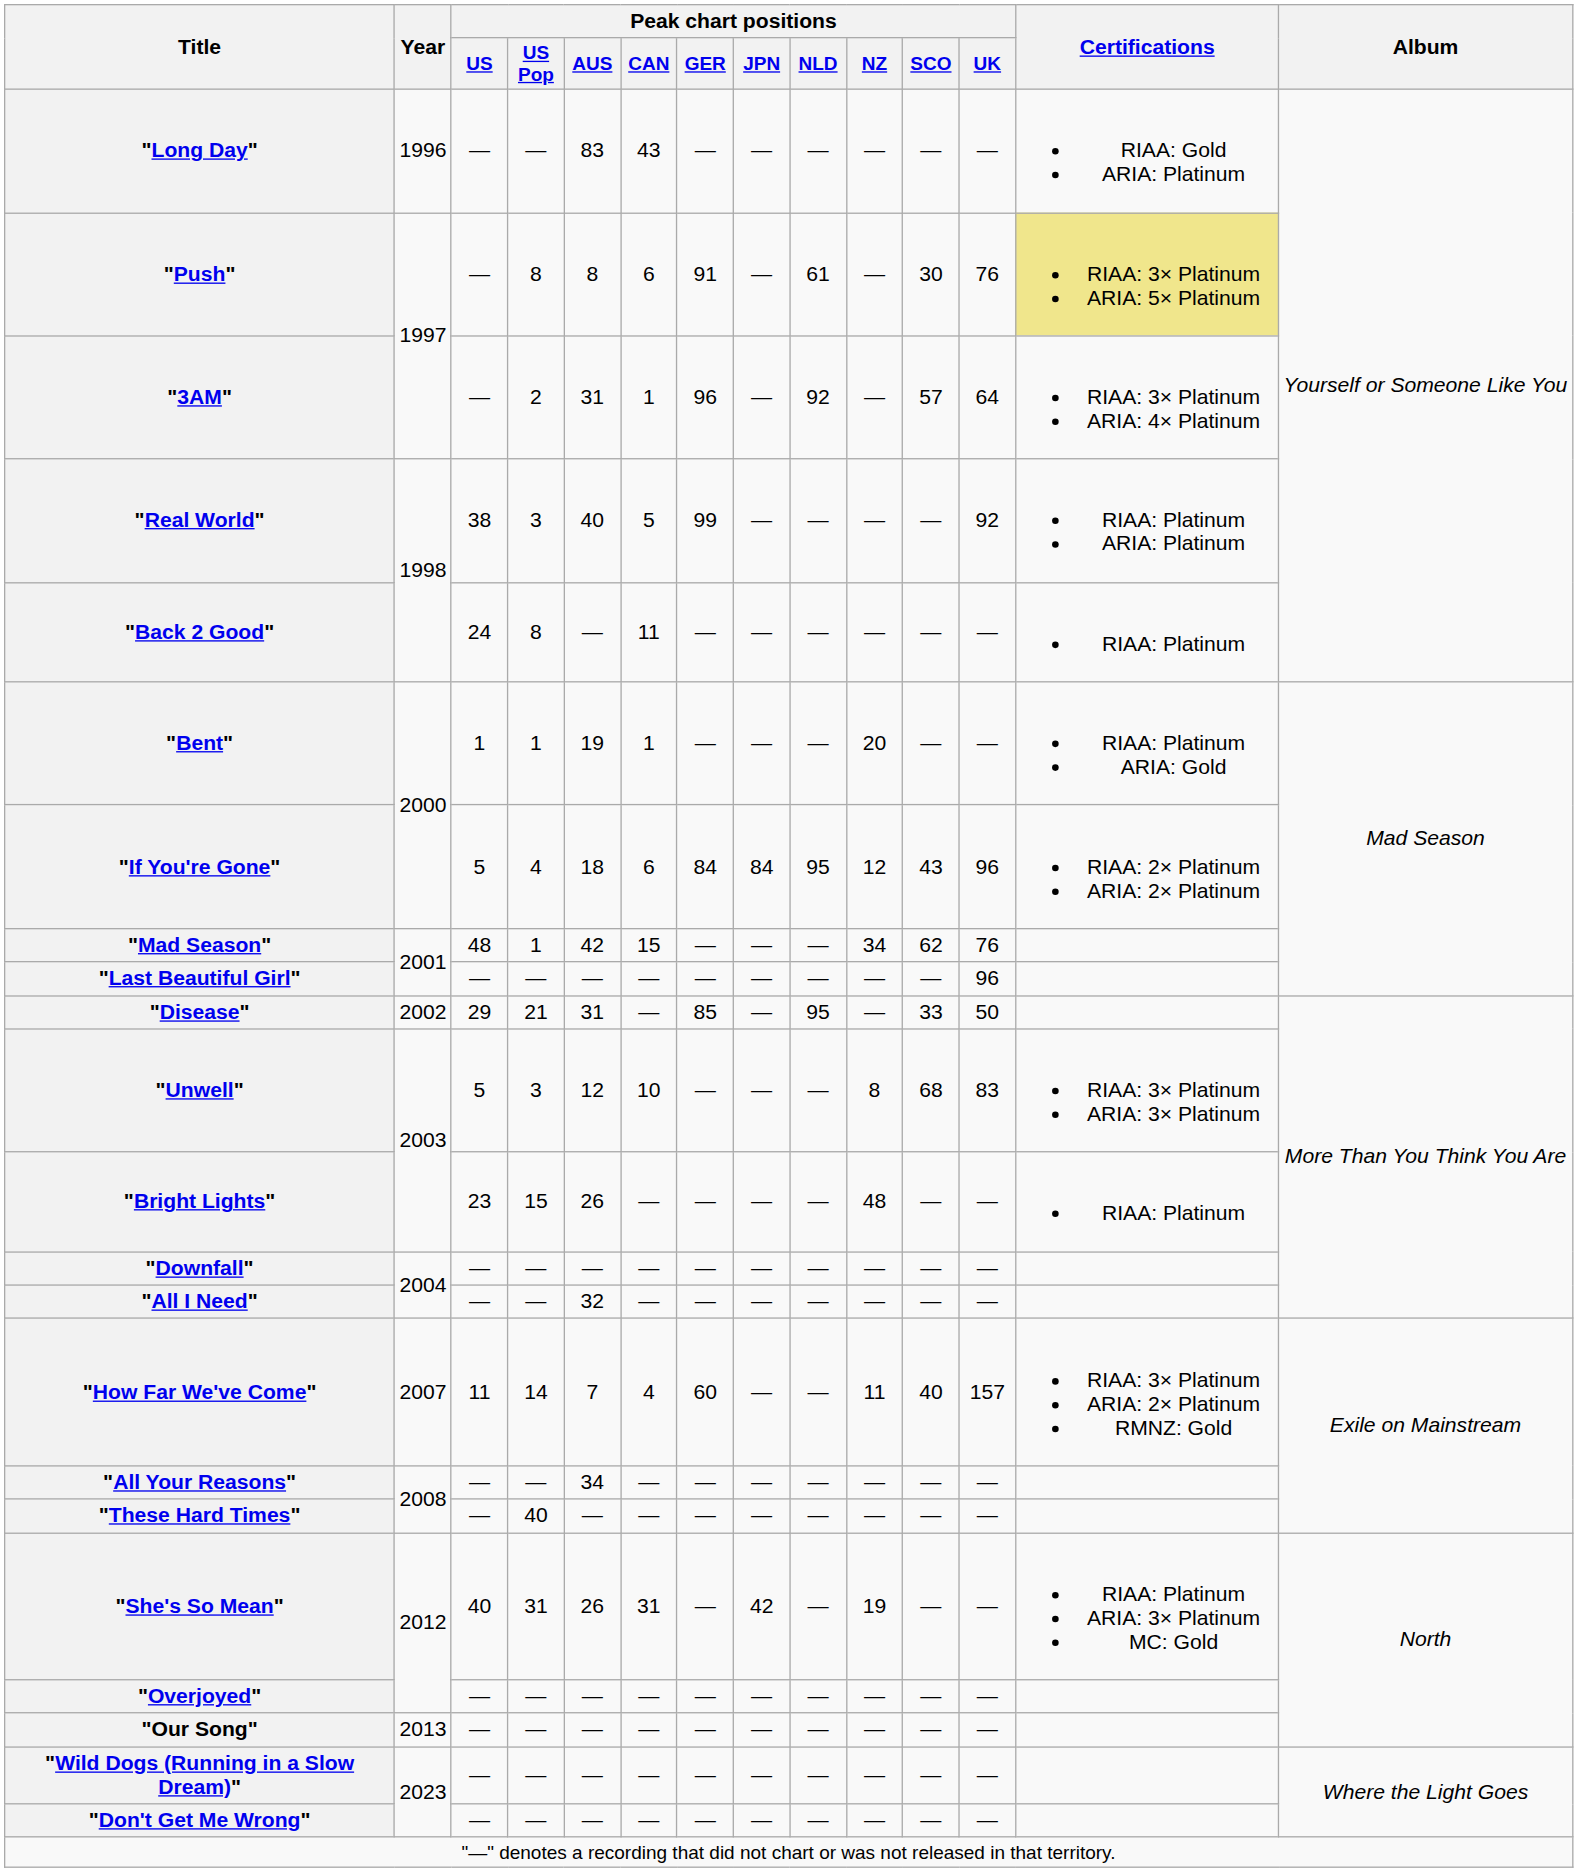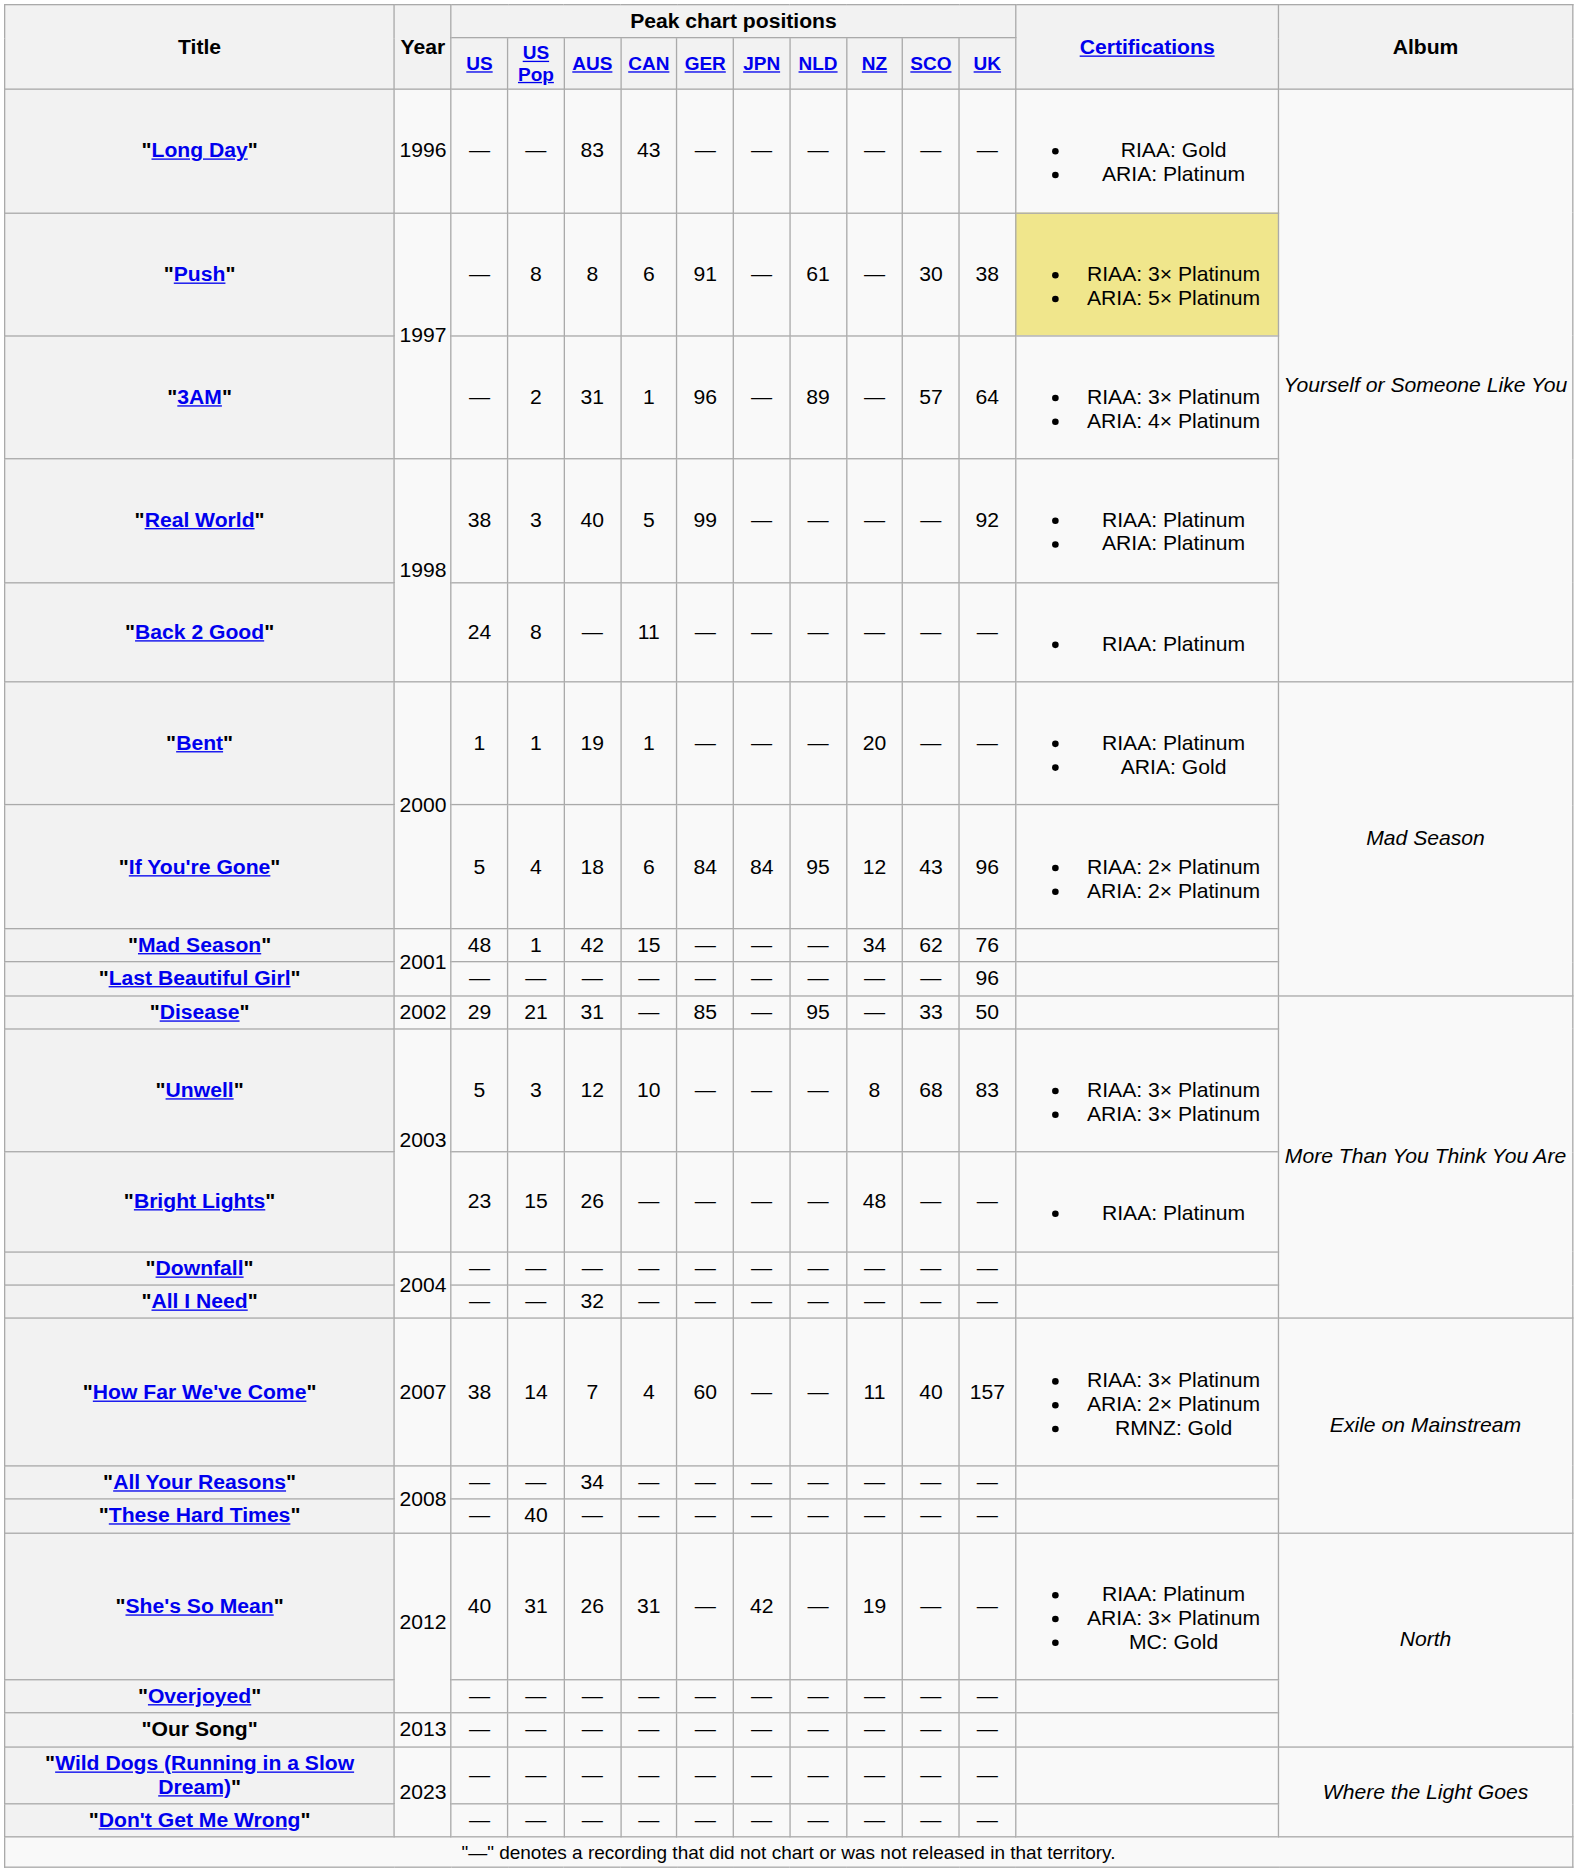(987, 274) 76 -> (987, 274) 38
(818, 397) 92 -> (818, 397) 89
(479, 1391) 11 -> (479, 1391) 38
